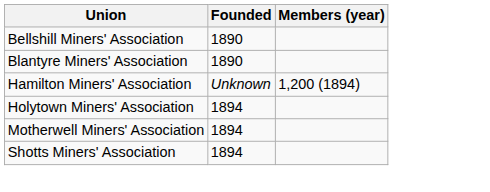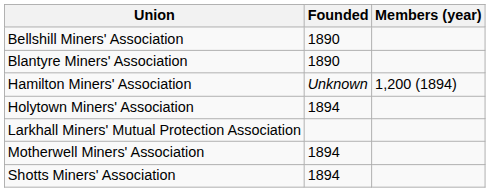+ row: (154, 130)
